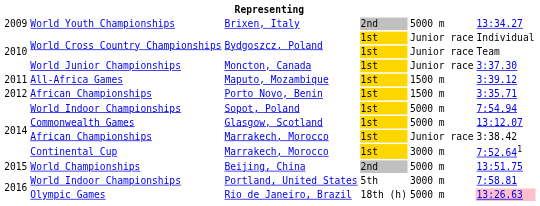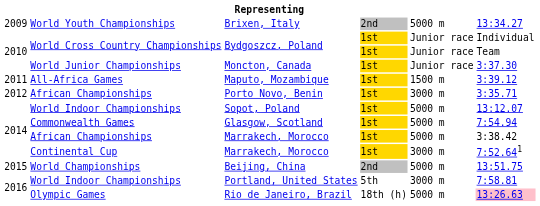(427, 94) 1500 m -> (427, 94) 3000 m
(497, 108) 7:54.94 -> (500, 108) 13:12.07
(500, 122) 13:12.07 -> (497, 122) 7:54.94
(442, 136) Junior race -> (427, 136) 5000 m
